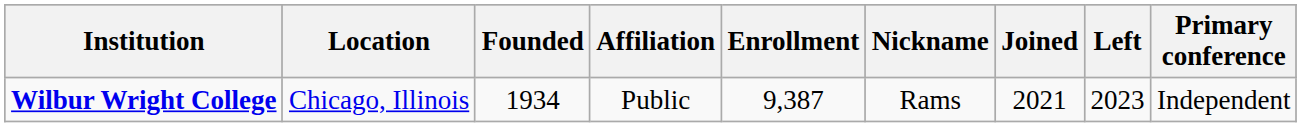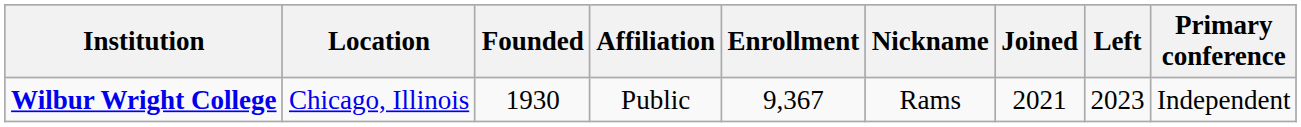(533, 99) 1934 -> (533, 99) 1930
(793, 99) 9,387 -> (793, 99) 9,367
